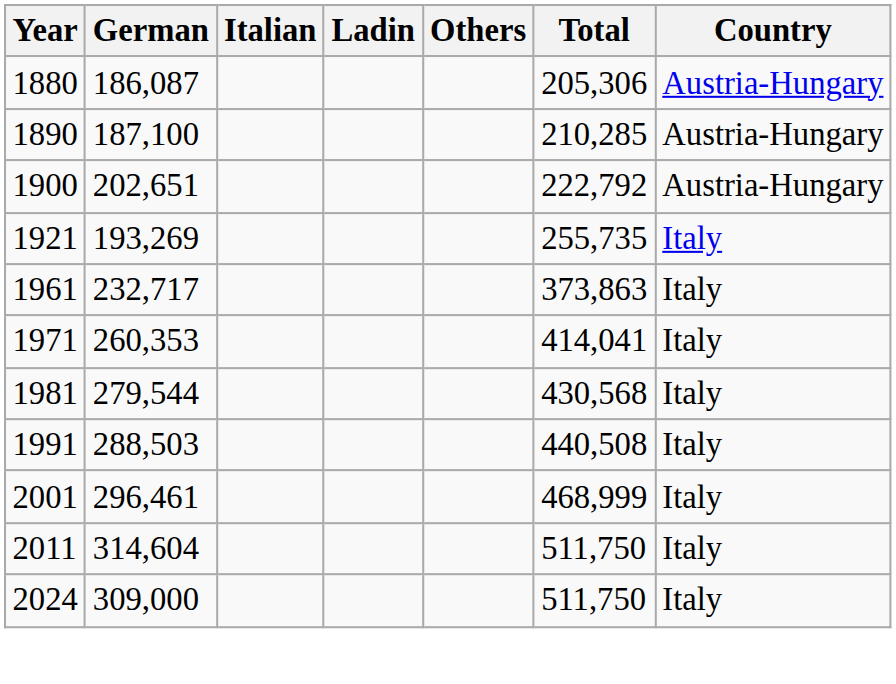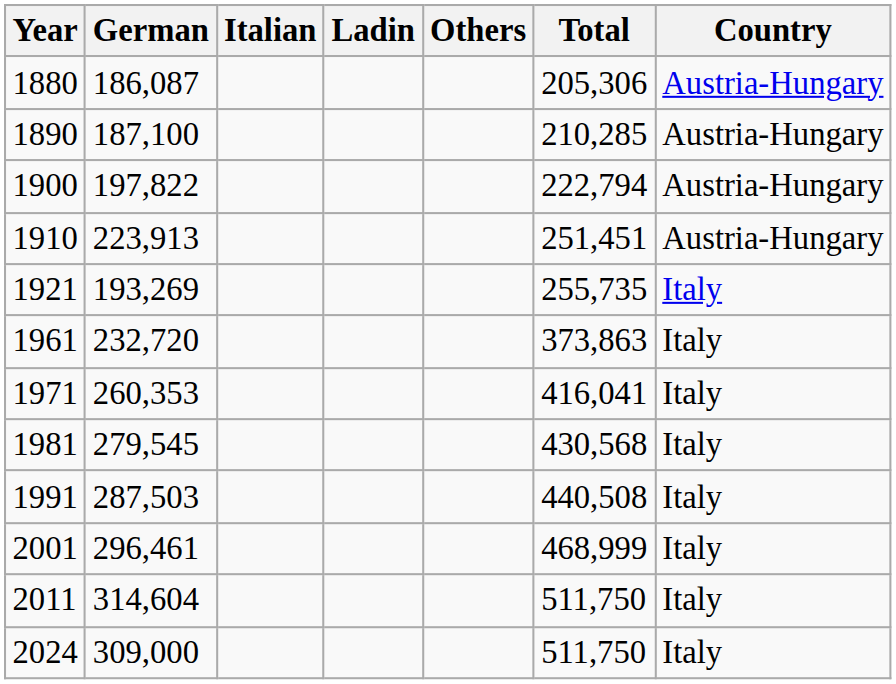(146, 185) 202,651 -> (146, 185) 197,822
(594, 185) 222,792 -> (594, 185) 222,794
+ row: (45, 237)
(146, 289) 232,717 -> (146, 340) 232,720
(594, 340) 414,041 -> (594, 392) 416,041
(146, 392) 279,544 -> (146, 444) 279,545
(146, 444) 288,503 -> (146, 496) 287,503
